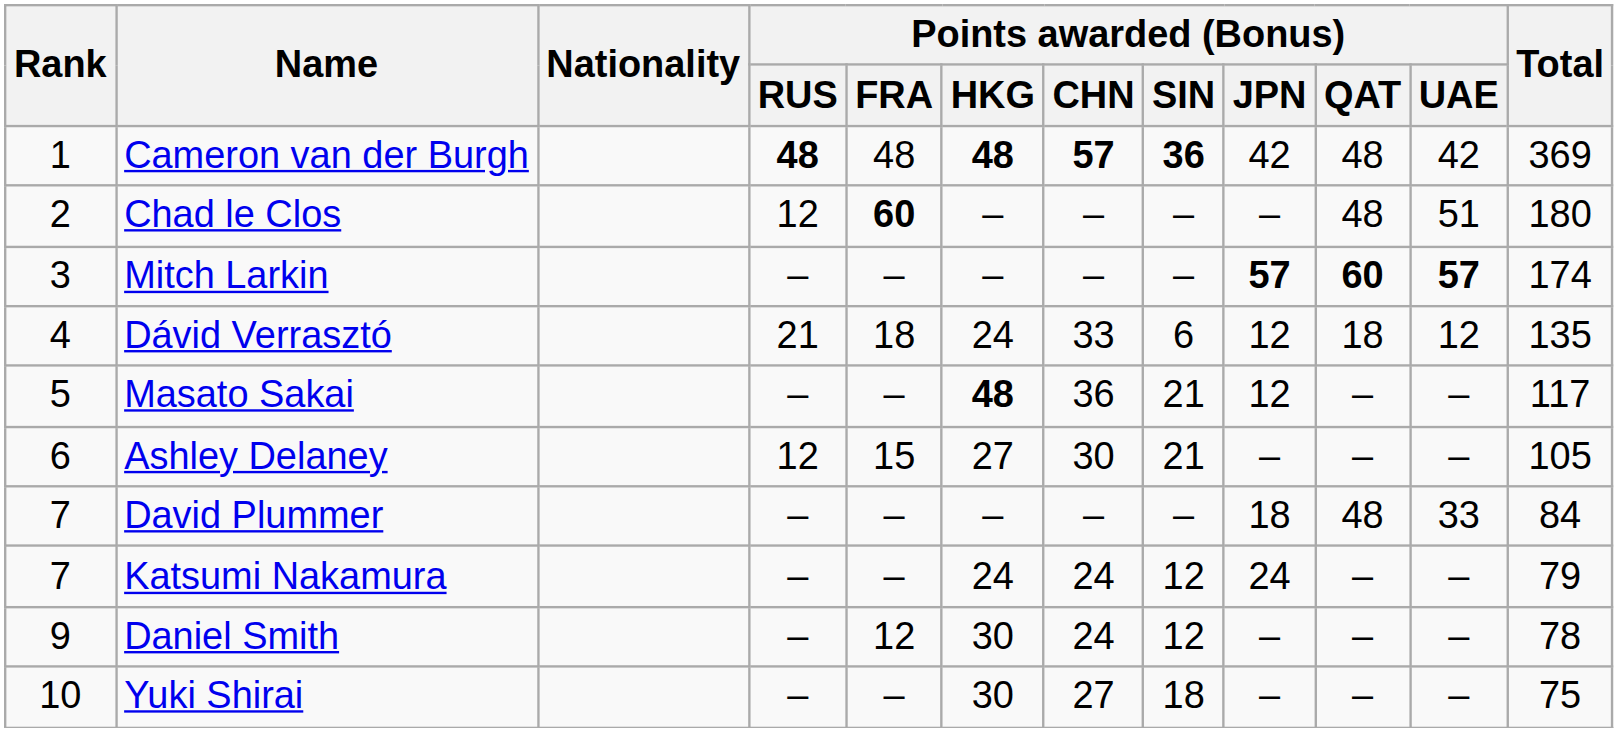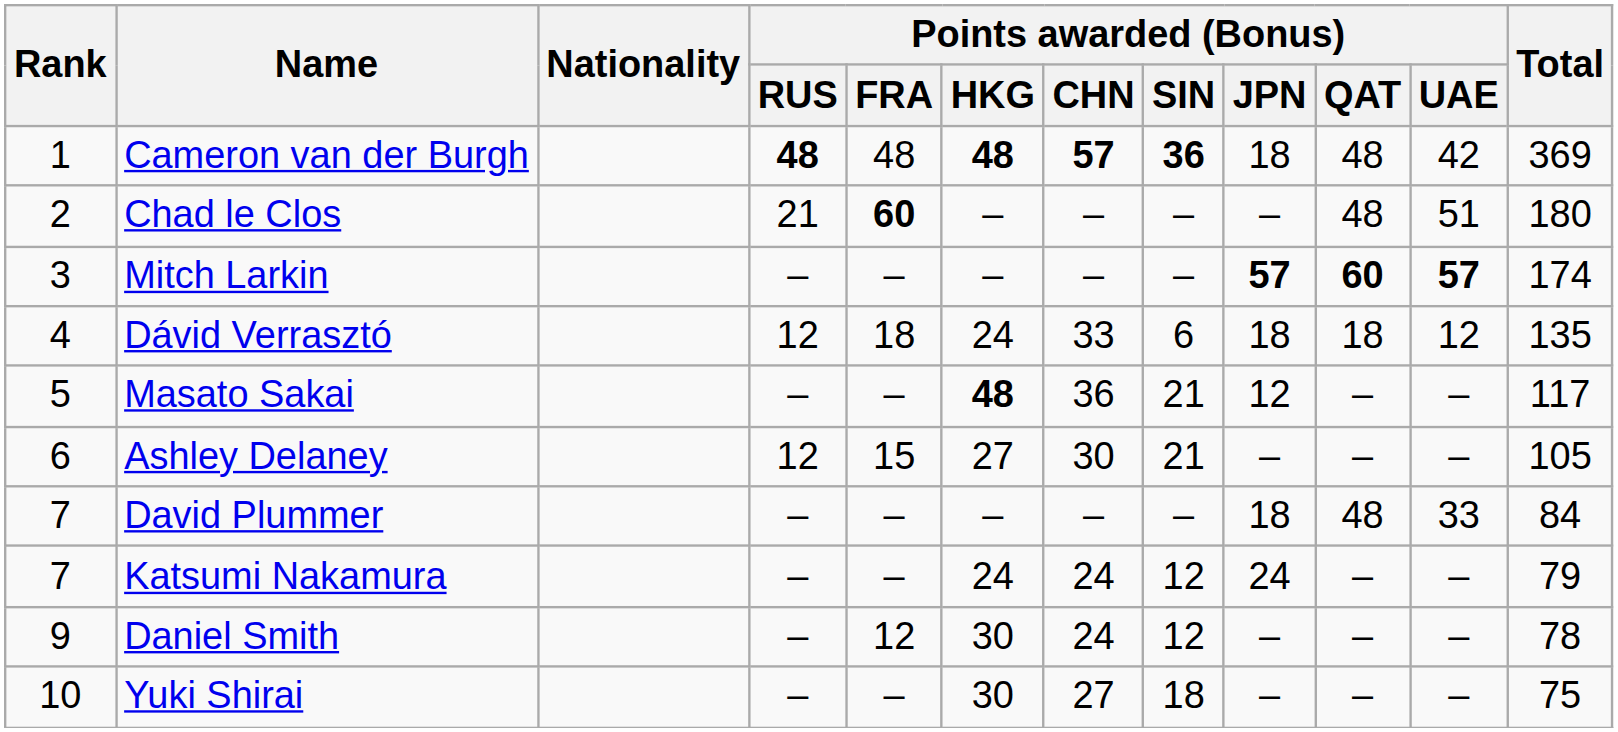(1270, 154) 42 -> (1270, 154) 18
(798, 214) 12 -> (798, 214) 21
(798, 335) 21 -> (798, 335) 12
(1270, 335) 12 -> (1270, 335) 18
